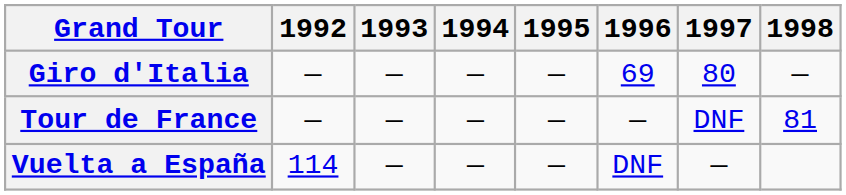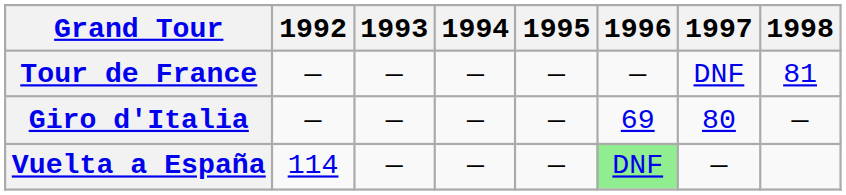rows swapped: (139, 74) <-> (139, 120)
(638, 166) no background -> (638, 166) lightgreen background
